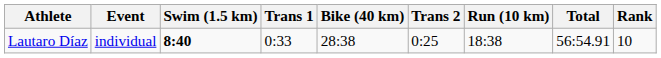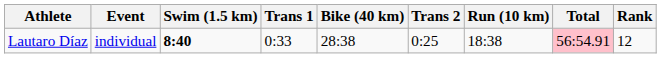(583, 40) no background -> (583, 40) pink background
(625, 40) 10 -> (625, 40) 12
